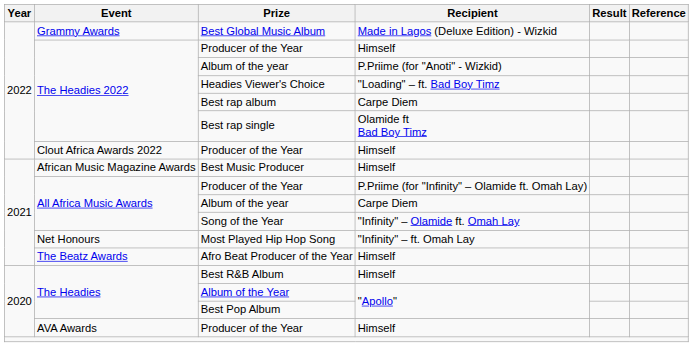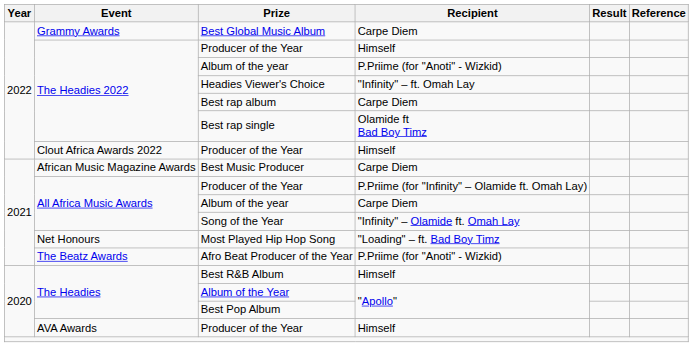(457, 31) Made in Lagos (Deluxe Edition) - Wizkid -> (388, 31) Carpe Diem
(429, 84) "Loading" – ft. Bad Boy Timz -> (416, 84) "Infinity" – ft. Omah Lay
(376, 168) Himself -> (388, 168) Carpe Diem
(416, 239) "Infinity" – ft. Omah Lay -> (429, 239) "Loading" – ft. Bad Boy Timz
(376, 256) Himself -> (430, 256) P.Priime (for "Anoti" - Wizkid)
